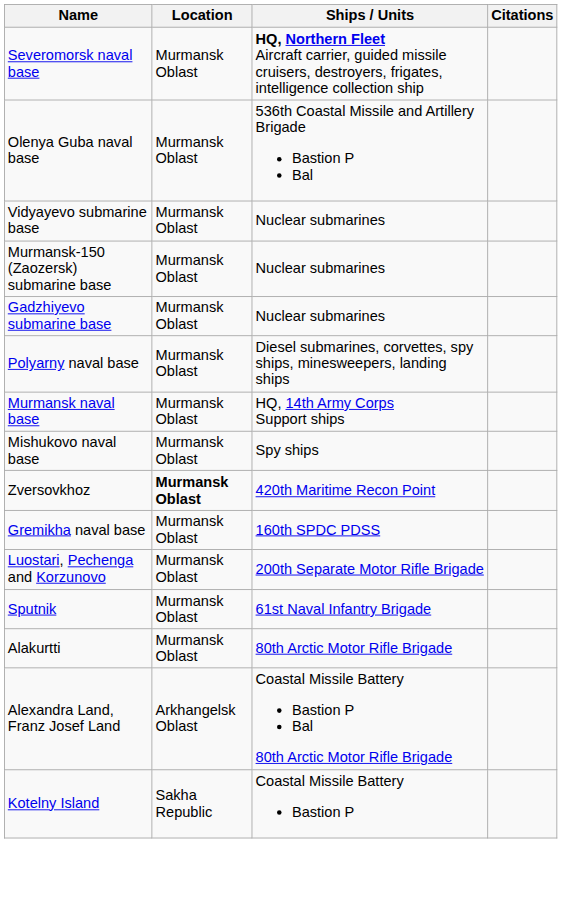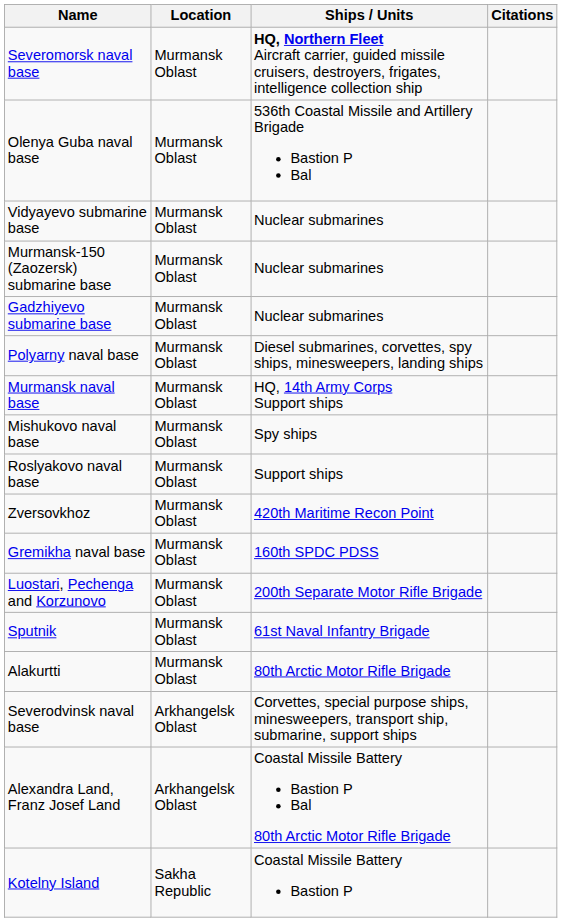+ row: (65, 474)
(192, 490) bold -> (188, 513) normal
+ row: (71, 719)
